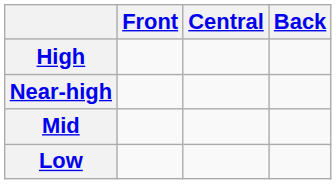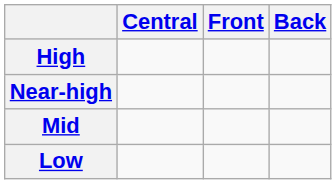columns swapped: (150, 21) <-> (226, 21)
